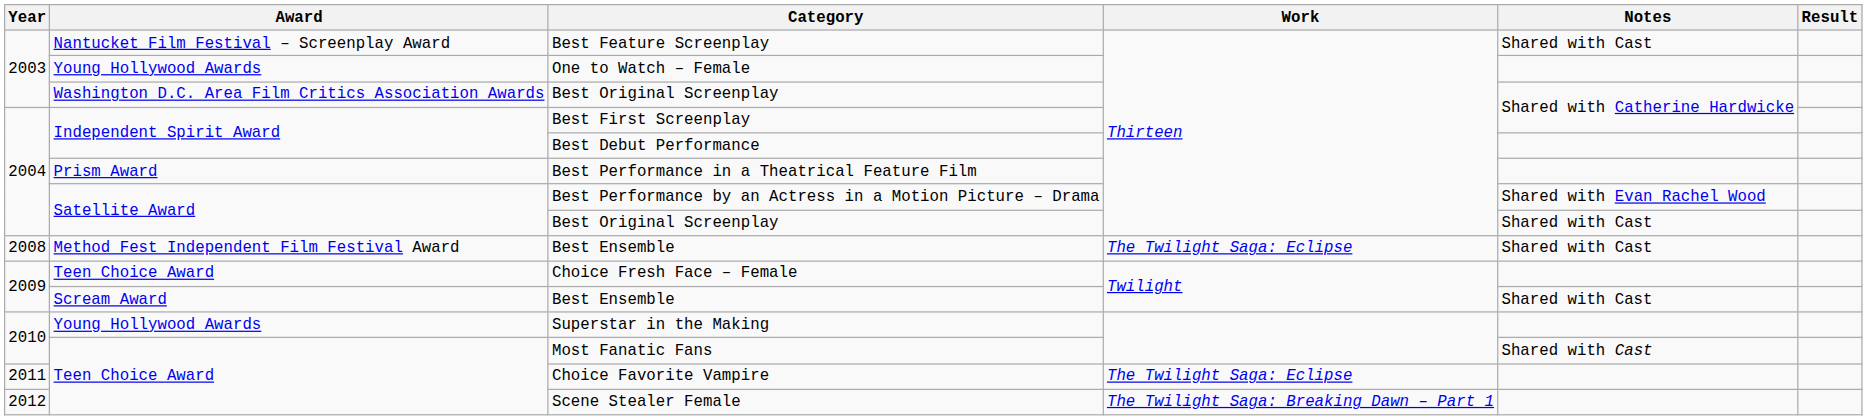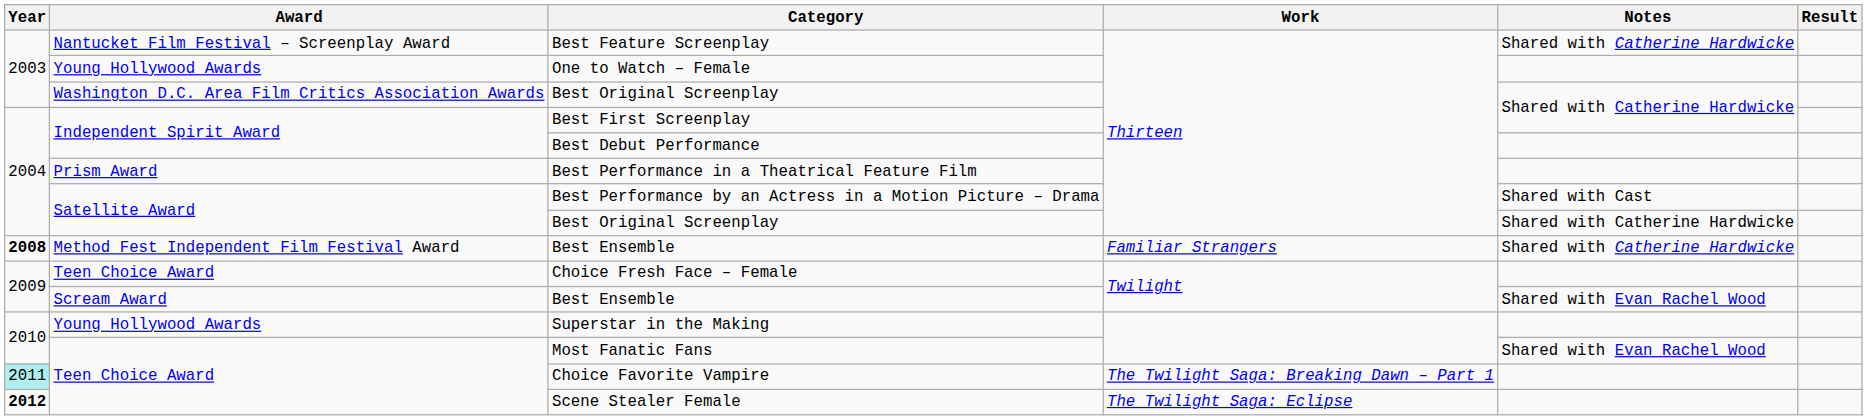(1577, 43) Shared with Cast -> (1648, 43) Shared with Catherine Hardwicke
(1634, 197) Shared with Evan Rachel Wood -> (1577, 197) Shared with Cast
(1577, 223) Shared with Cast -> (1648, 223) Shared with Catherine Hardwicke
(27, 248) normal -> (27, 248) bold
(1230, 248) The Twilight Saga: Eclipse -> (1192, 248) Familiar Strangers
(1577, 248) Shared with Cast -> (1648, 248) Shared with Catherine Hardwicke
(1577, 299) Shared with Cast -> (1634, 299) Shared with Evan Rachel Wood
(1577, 351) Shared with Cast -> (1634, 351) Shared with Evan Rachel Wood
(27, 376) no background -> (27, 376) paleturquoise background
(1230, 376) The Twilight Saga: Eclipse -> (1300, 376) The Twilight Saga: Breaking Dawn – Part 1
(27, 402) normal -> (27, 402) bold
(1300, 402) The Twilight Saga: Breaking Dawn – Part 1 -> (1230, 402) The Twilight Saga: Eclipse
